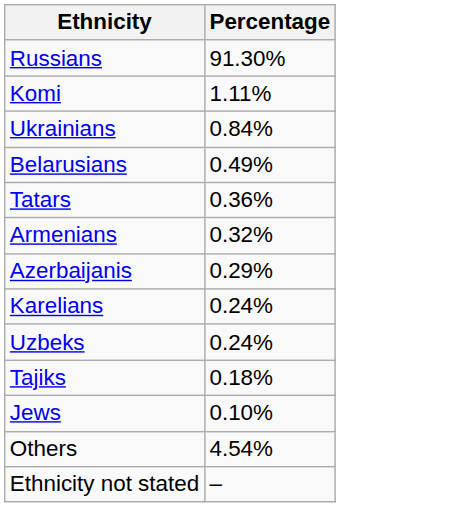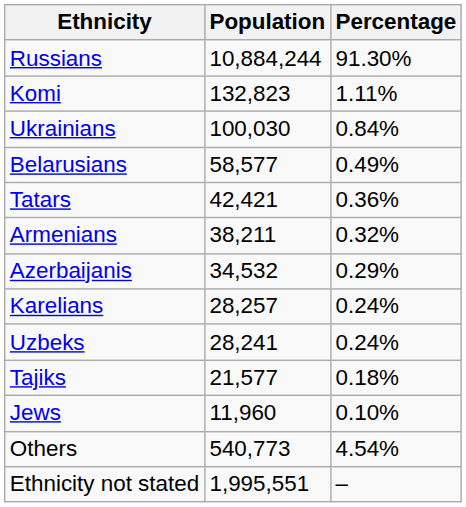+ column: (267, 22)
